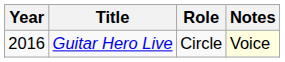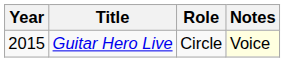(27, 43) 2016 -> (27, 43) 2015
